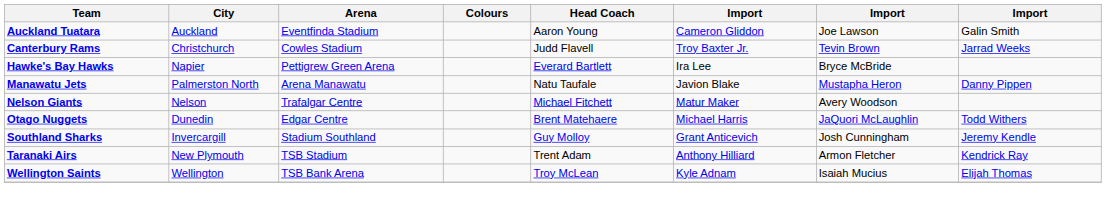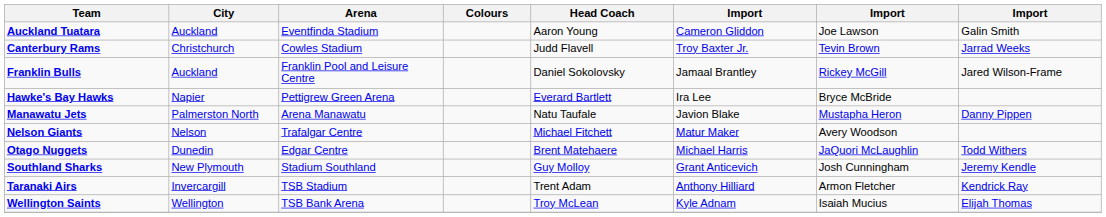+ row: (44, 72)
(199, 137) Invercargill -> (208, 168) New Plymouth
(208, 155) New Plymouth -> (199, 185) Invercargill
